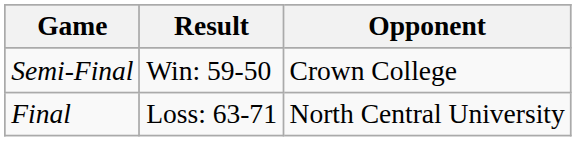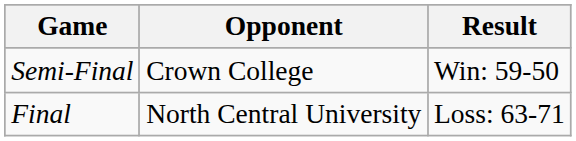columns swapped: (427, 26) <-> (212, 26)
